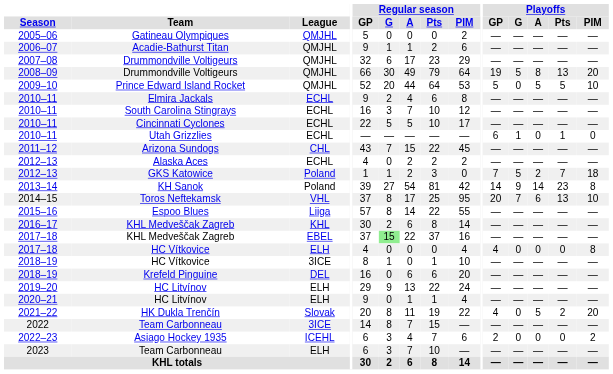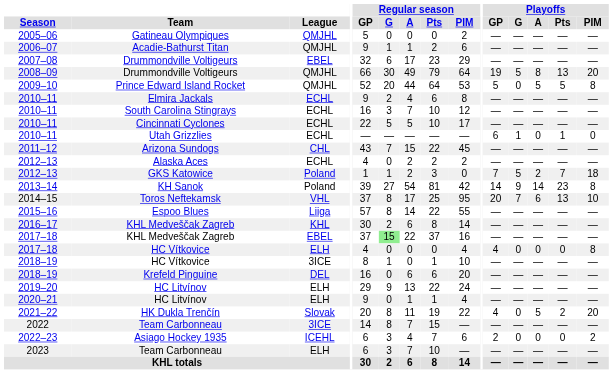(320, 60) QMJHL -> (320, 60) EBEL
(593, 86) 10 -> (593, 86) 8
